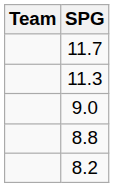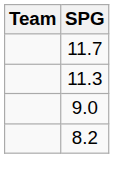- row: (85, 138)
